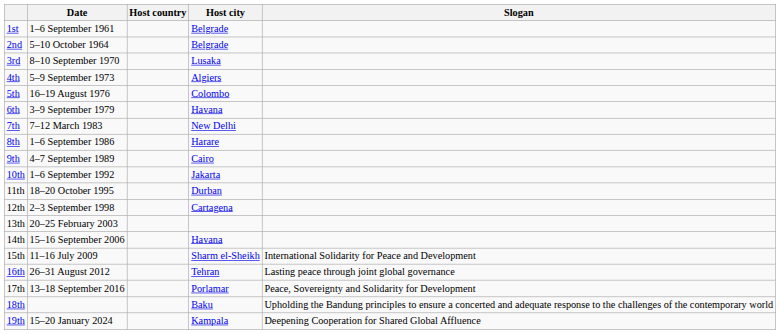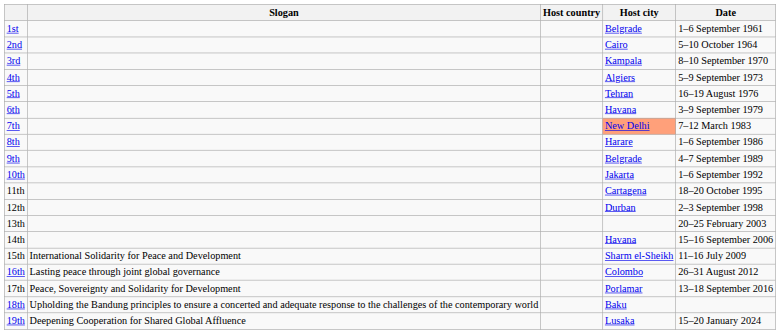columns swapped: (77, 12) <-> (519, 12)
(210, 45) Belgrade -> (616, 45) Cairo
(206, 61) Lusaka -> (623, 61) Kampala
(210, 93) Colombo -> (619, 93) Tehran
(214, 126) no background -> (627, 126) lightsalmon background
(203, 158) Cairo -> (623, 158) Belgrade
(207, 191) Durban -> (626, 191) Cartagena
(212, 207) Cartagena -> (620, 207) Durban
(205, 272) Tehran -> (624, 272) Colombo
(210, 321) Kampala -> (620, 321) Lusaka
